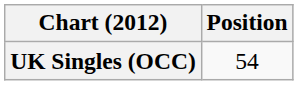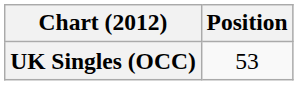(247, 60) 54 -> (247, 60) 53
